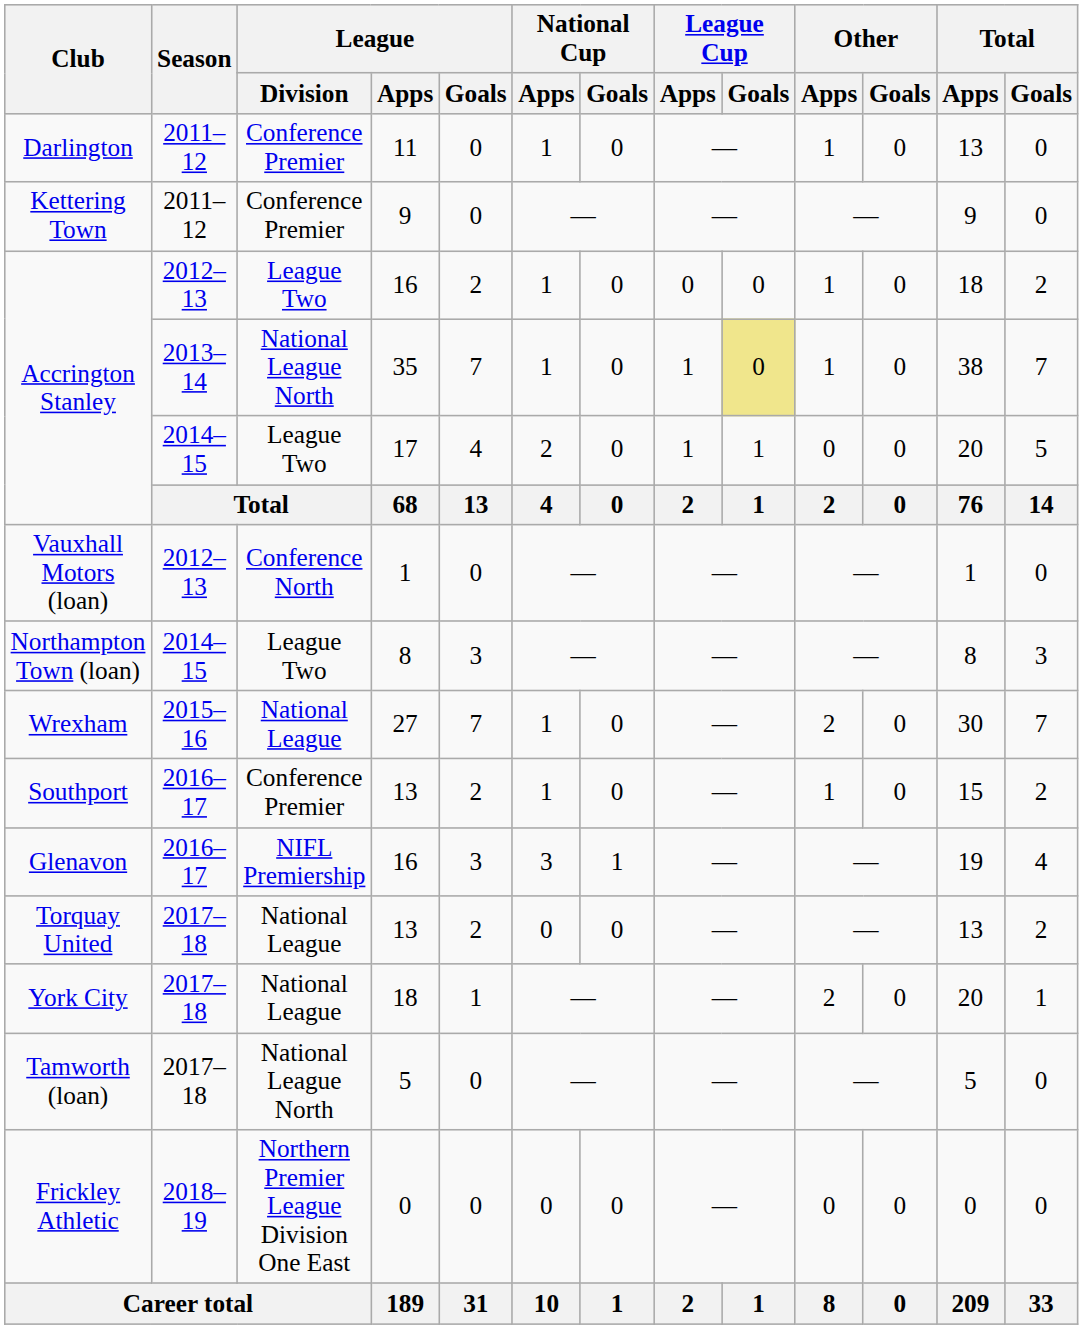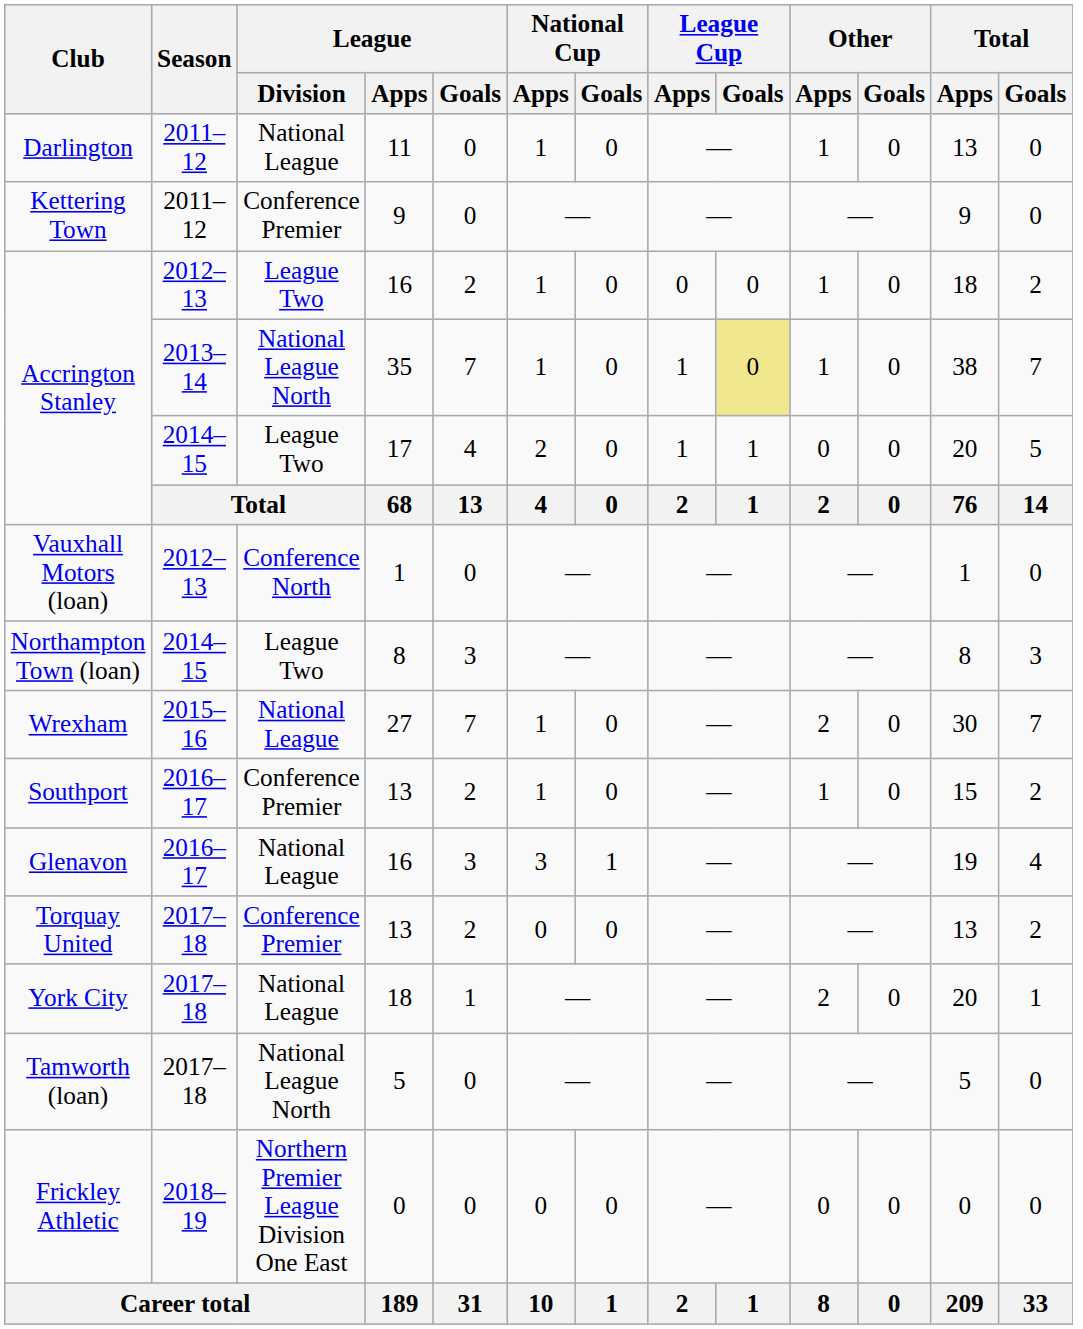(304, 147) Conference Premier -> (301, 147) National League
(304, 861) NIFL Premiership -> (301, 861) National League
(304, 929) National League -> (301, 929) Conference Premier
